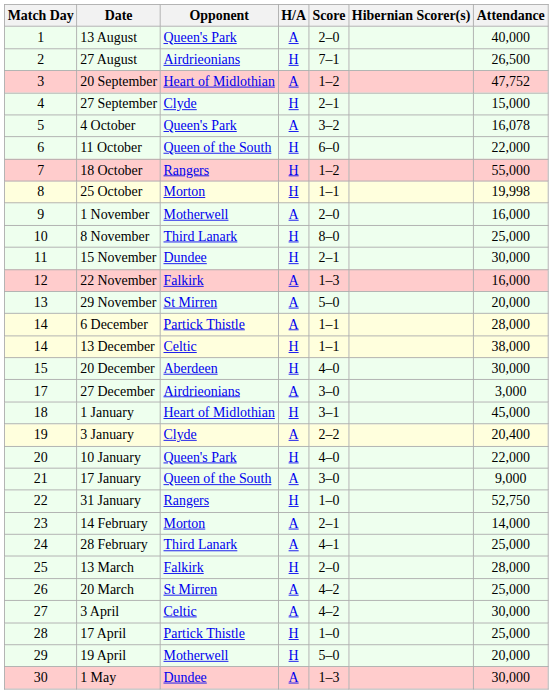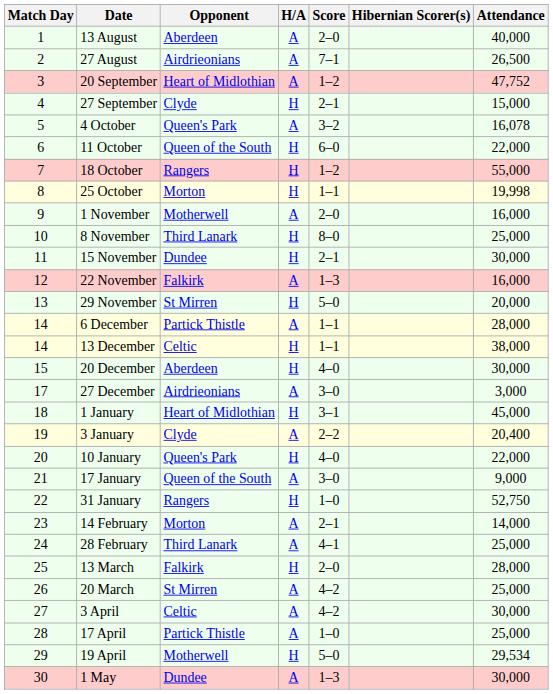(200, 37) Queen's Park -> (191, 37) Aberdeen
(294, 59) H -> (294, 59) A
(294, 302) A -> (294, 302) H
(294, 633) H -> (294, 633) A
(511, 655) 20,000 -> (511, 655) 29,534
